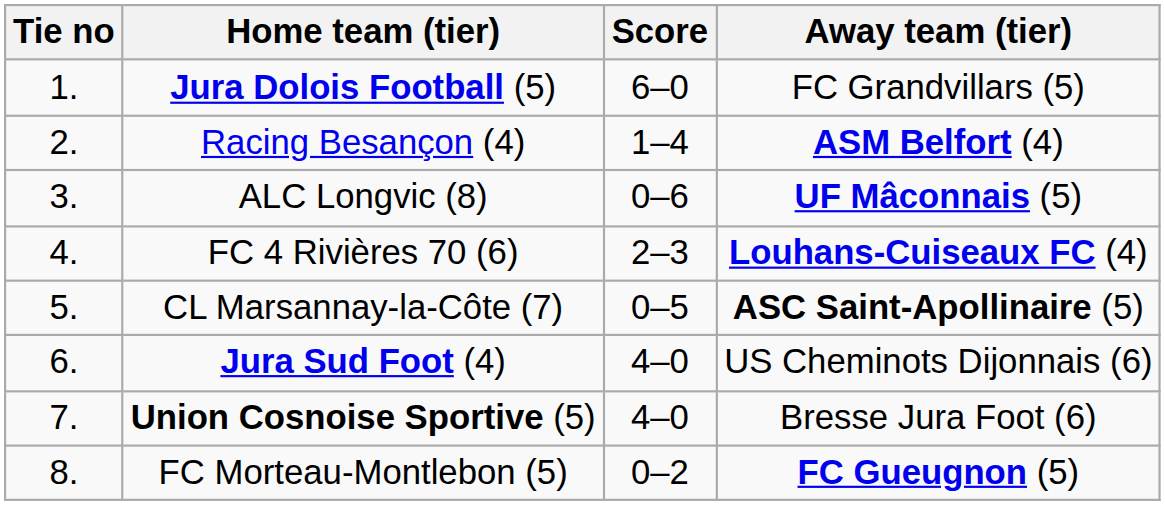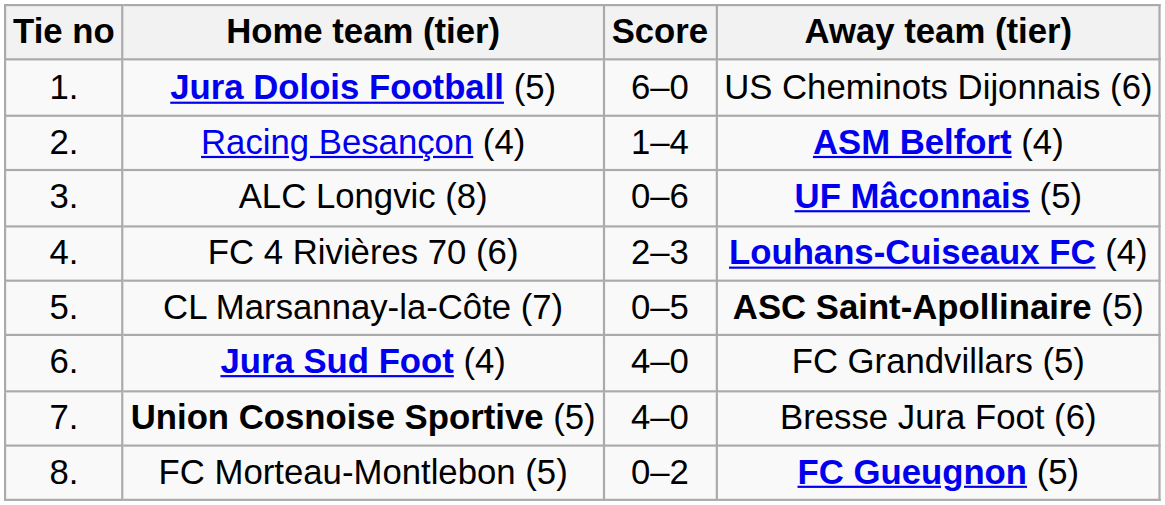(938, 87) FC Grandvillars (5) -> (938, 87) US Cheminots Dijonnais (6)
(938, 362) US Cheminots Dijonnais (6) -> (938, 362) FC Grandvillars (5)
